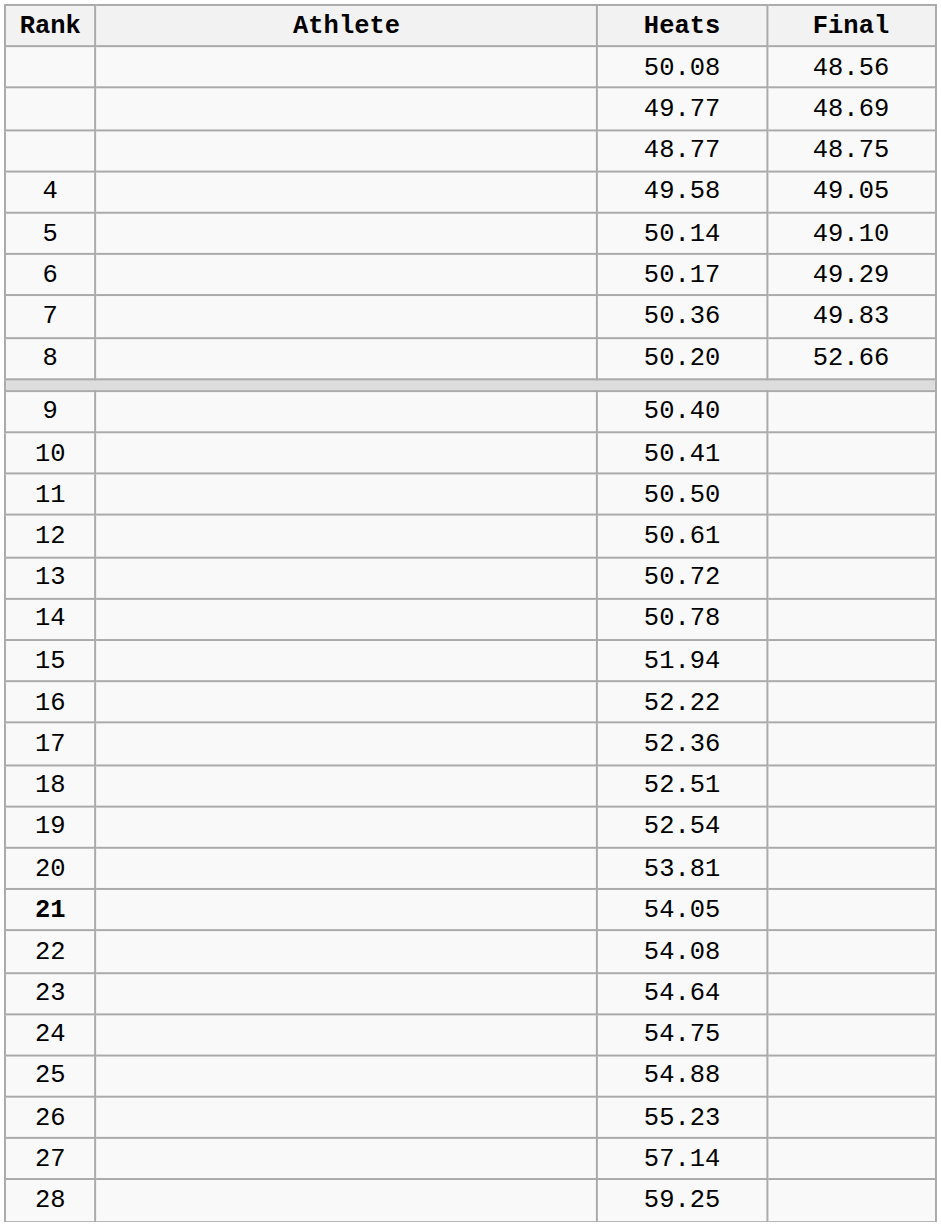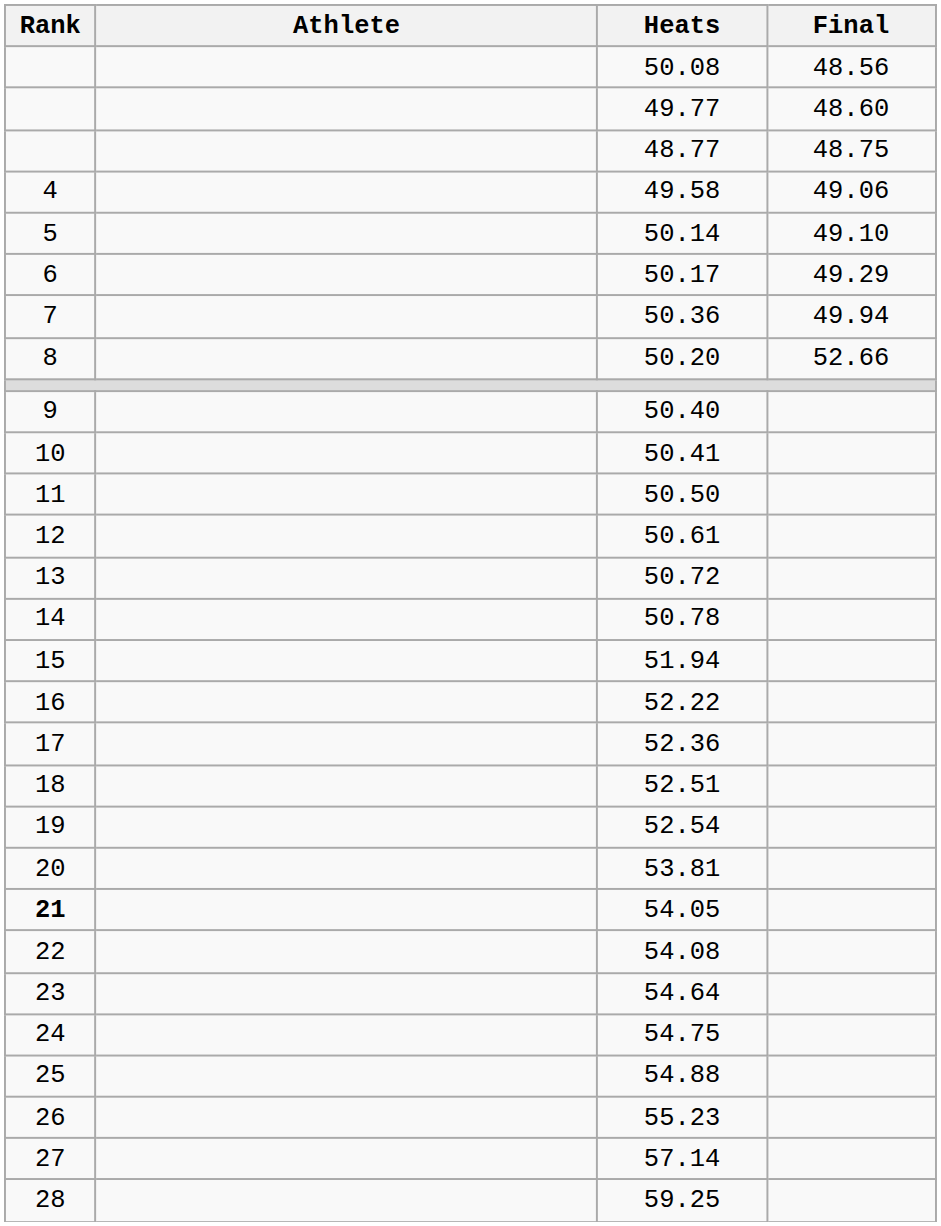(851, 109) 48.69 -> (851, 109) 48.60
(851, 192) 49.05 -> (851, 192) 49.06
(851, 316) 49.83 -> (851, 316) 49.94
